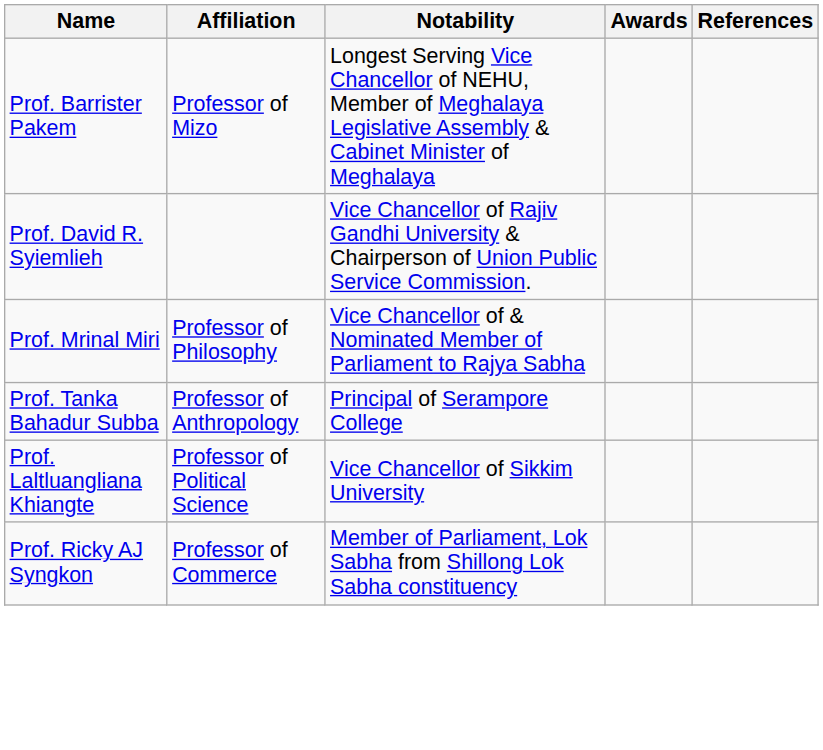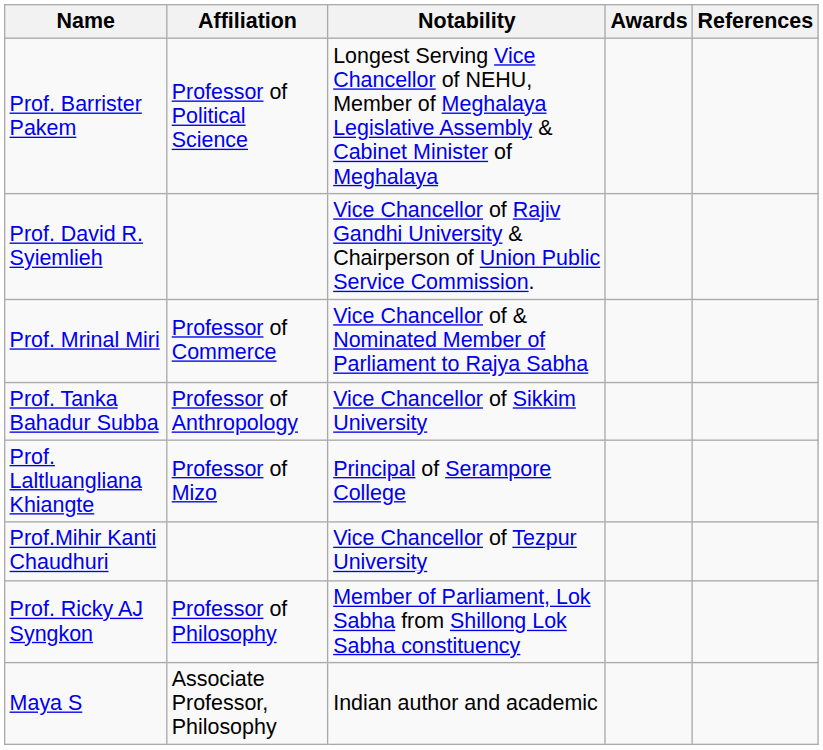(230, 115) Professor of Mizo -> (230, 115) Professor of Political Science
(230, 340) Professor of Philosophy -> (230, 340) Professor of Commerce
(439, 410) Principal of Serampore College -> (455, 410) Vice Chancellor of Sikkim University
(230, 480) Professor of Political Science -> (230, 480) Professor of Mizo
(451, 480) Vice Chancellor of Sikkim University -> (442, 480) Principal of Serampore College
+ row: (83, 551)
(230, 563) Professor of Commerce -> (230, 621) Professor of Philosophy
+ row: (46, 703)
